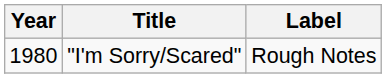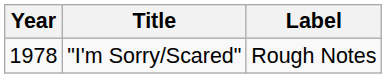(33, 55) 1980 -> (33, 55) 1978
